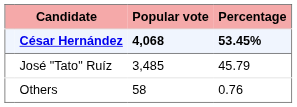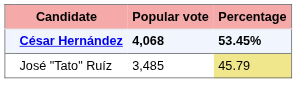(234, 65) no background -> (234, 65) khaki background
- row: (39, 90)
